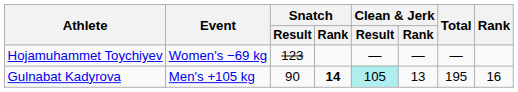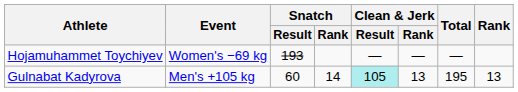(292, 56) 123 -> (292, 56) 193
(292, 77) 90 -> (292, 77) 60
(333, 77) bold -> (333, 77) normal
(494, 77) 16 -> (494, 77) 13
